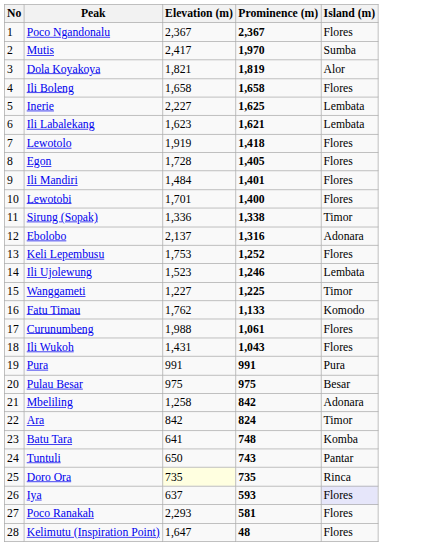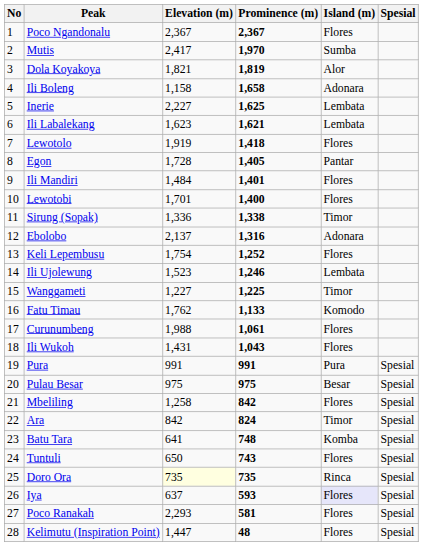+ column: (398, 13)
(178, 87) 1,658 -> (178, 87) 1,158
(338, 87) Flores -> (344, 87) Adonara
(338, 161) Flores -> (338, 161) Pantar
(178, 254) 1,753 -> (178, 254) 1,754
(344, 402) Adonara -> (338, 402) Flores
(338, 458) Pantar -> (338, 458) Flores
(178, 532) 1,647 -> (178, 532) 1,447
